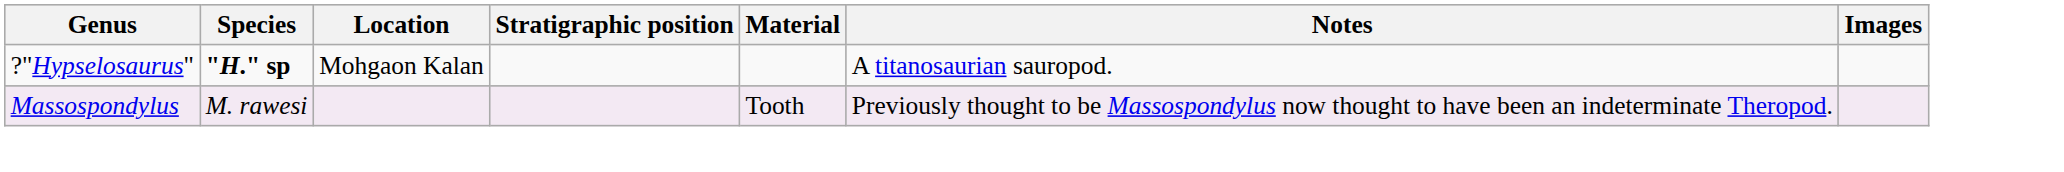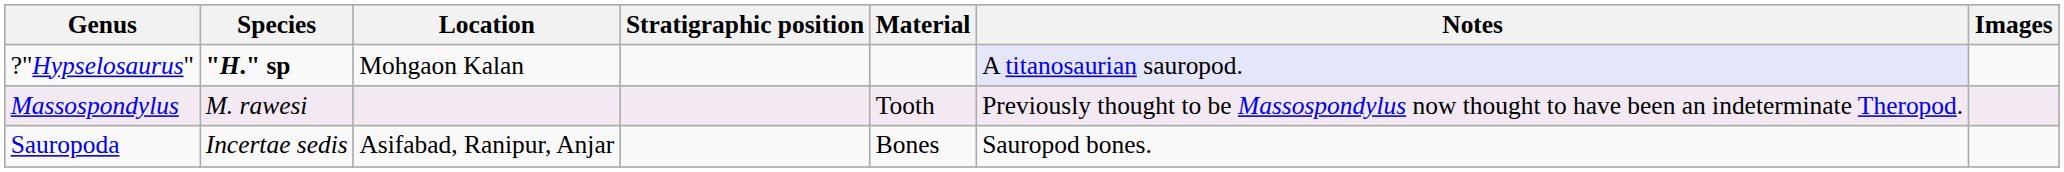(982, 65) no background -> (1113, 65) lavender background
+ row: (65, 145)
